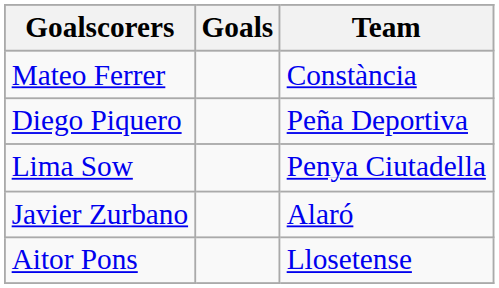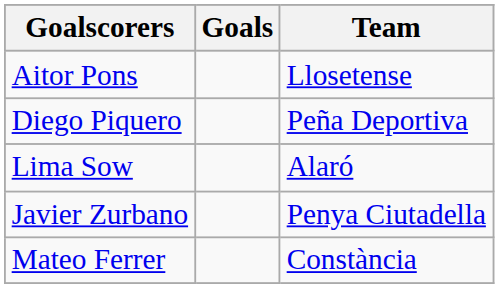rows swapped: (88, 74) <-> (75, 259)
(386, 167) Penya Ciutadella -> (320, 167) Alaró
(320, 213) Alaró -> (386, 213) Penya Ciutadella
